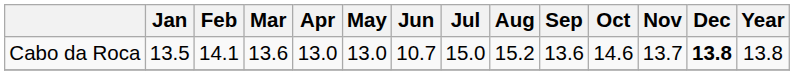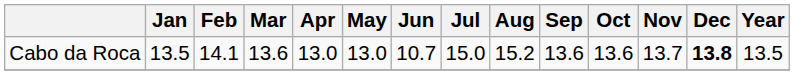(613, 53) 14.6 -> (613, 53) 13.6
(763, 53) 13.8 -> (763, 53) 13.5
